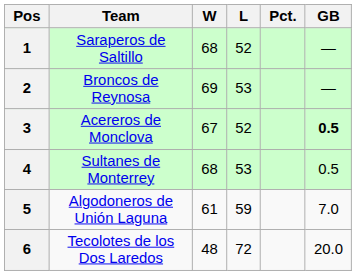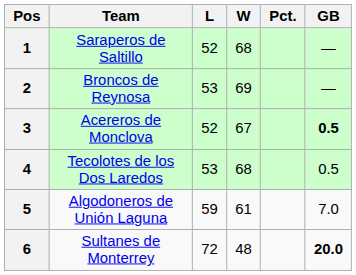columns swapped: (210, 16) <-> (244, 16)
(121, 169) Sultanes de Monterrey -> (121, 169) Tecolotes de los Dos Laredos
(121, 249) Tecolotes de los Dos Laredos -> (121, 249) Sultanes de Monterrey
(328, 249) normal -> (328, 249) bold
